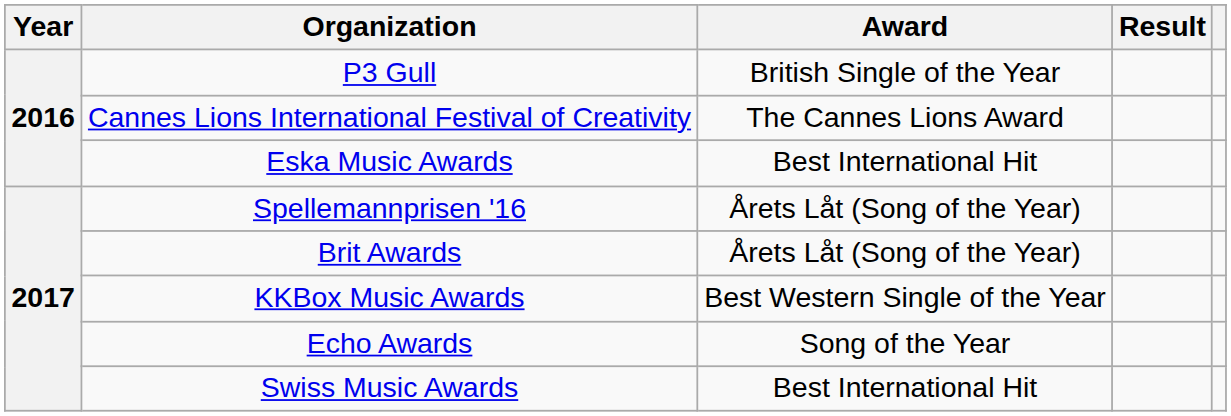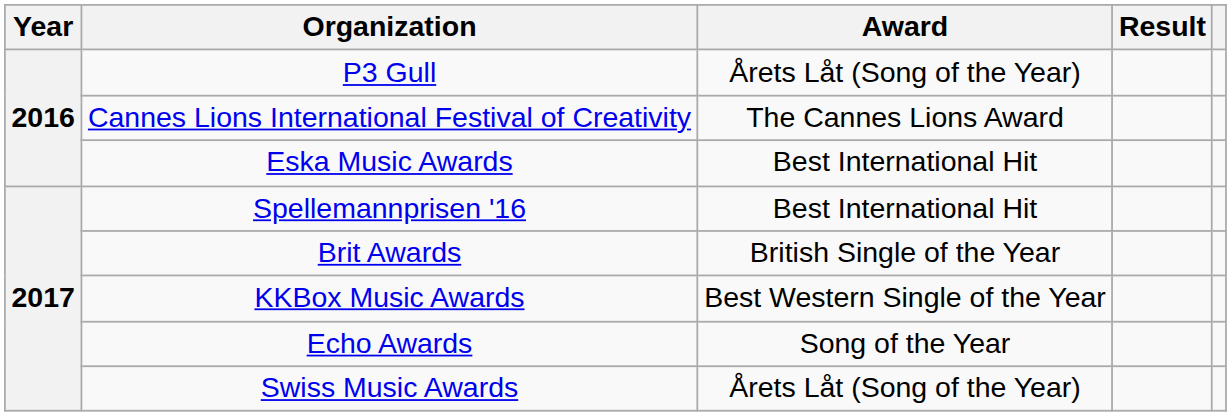(905, 72) British Single of the Year -> (905, 72) Årets Låt (Song of the Year)
(905, 207) Årets Låt (Song of the Year) -> (905, 207) Best International Hit
(905, 252) Årets Låt (Song of the Year) -> (905, 252) British Single of the Year
(905, 388) Best International Hit -> (905, 388) Årets Låt (Song of the Year)
